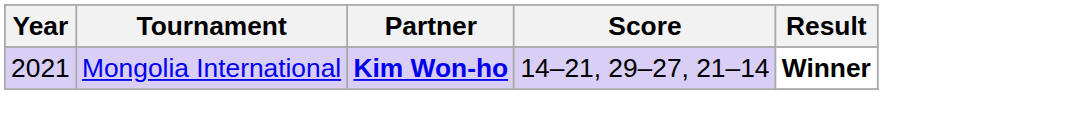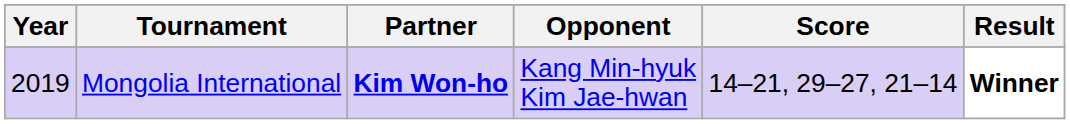+ column: (608, 26)
(40, 68) 2021 -> (40, 82) 2019
